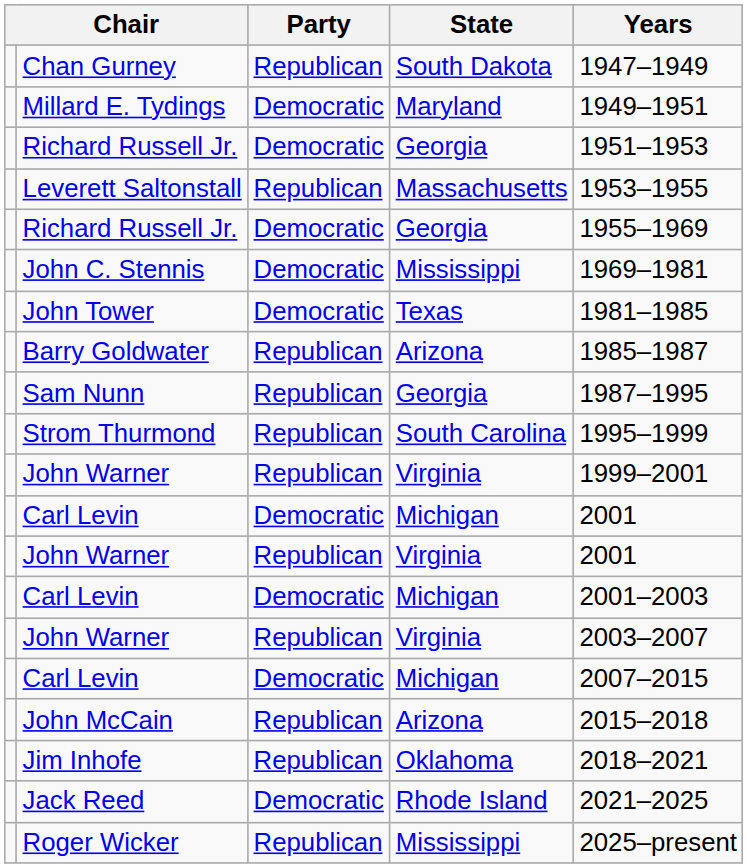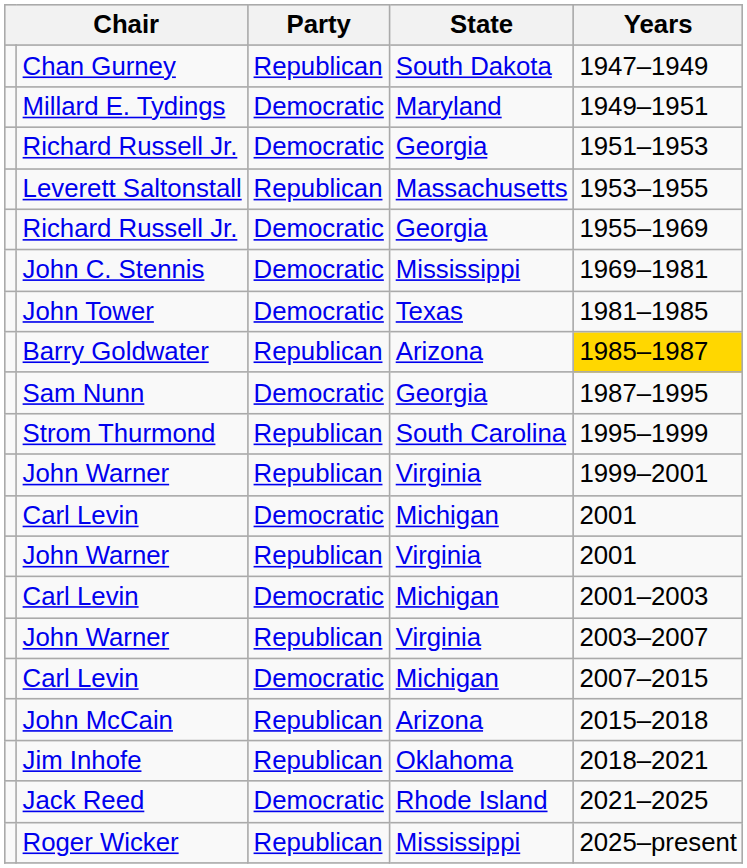(644, 351) no background -> (644, 351) gold background
(318, 392) Republican -> (319, 392) Democratic
